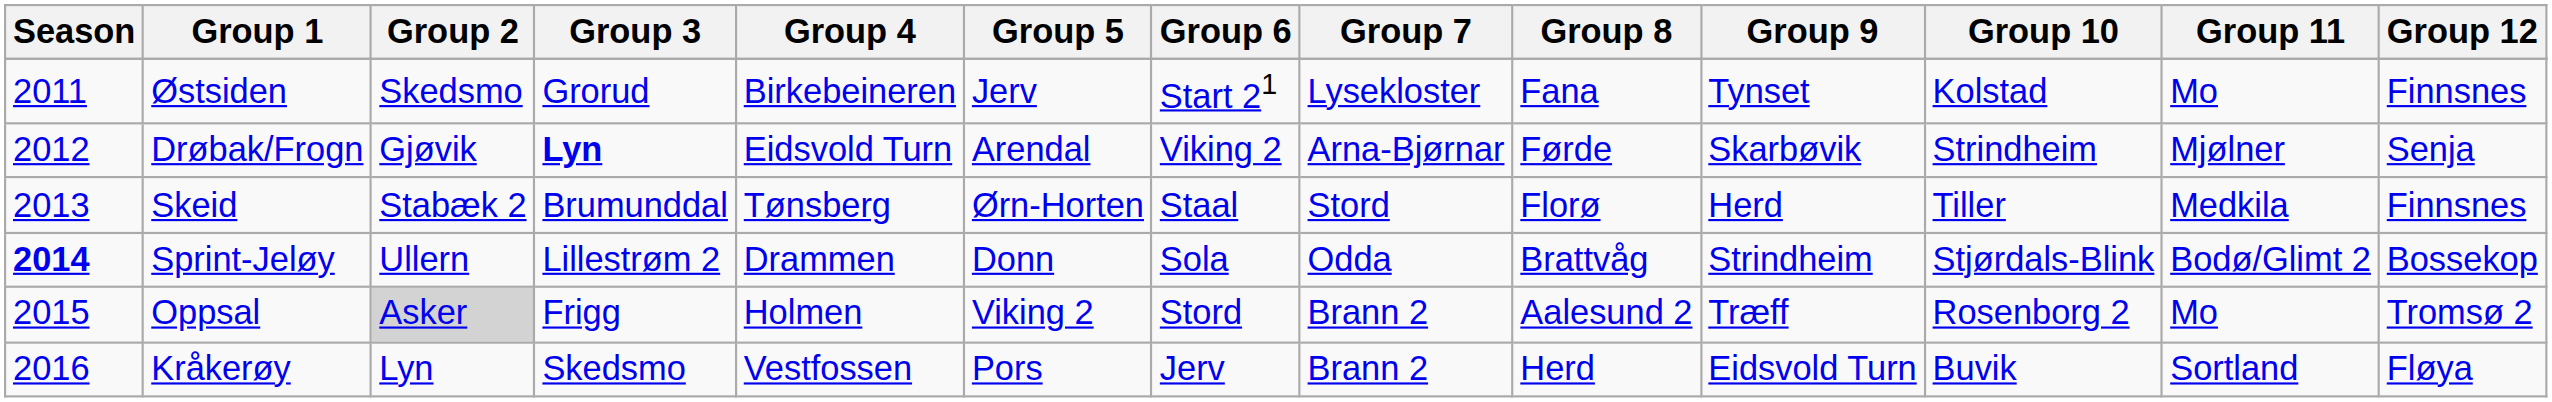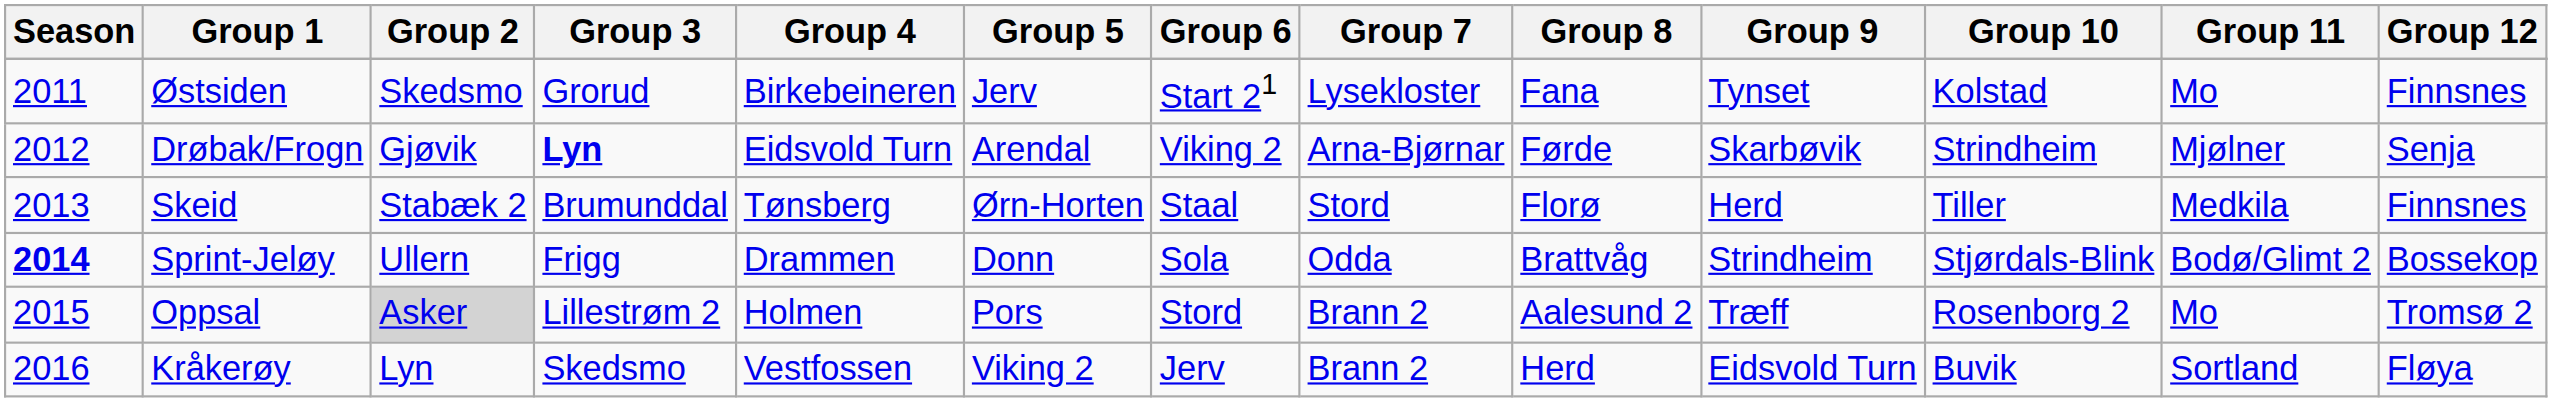(631, 259) Lillestrøm 2 -> (582, 259) Frigg
(582, 313) Frigg -> (631, 313) Lillestrøm 2
(1033, 313) Viking 2 -> (1007, 313) Pors
(1007, 368) Pors -> (1033, 368) Viking 2
